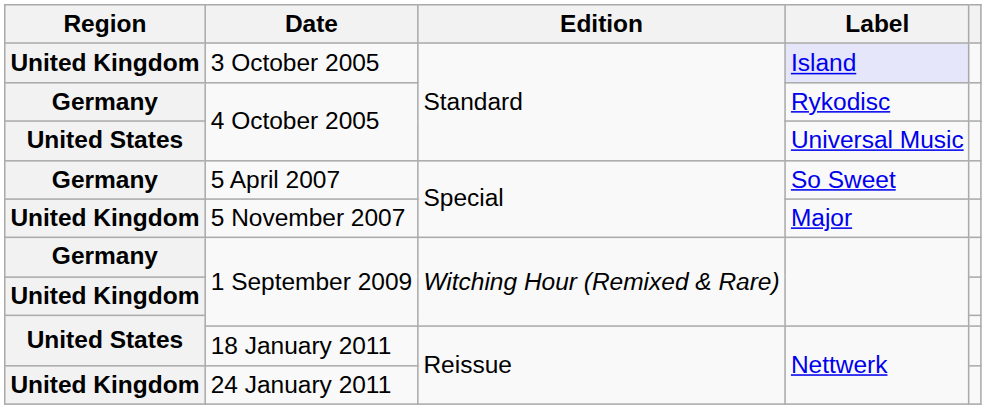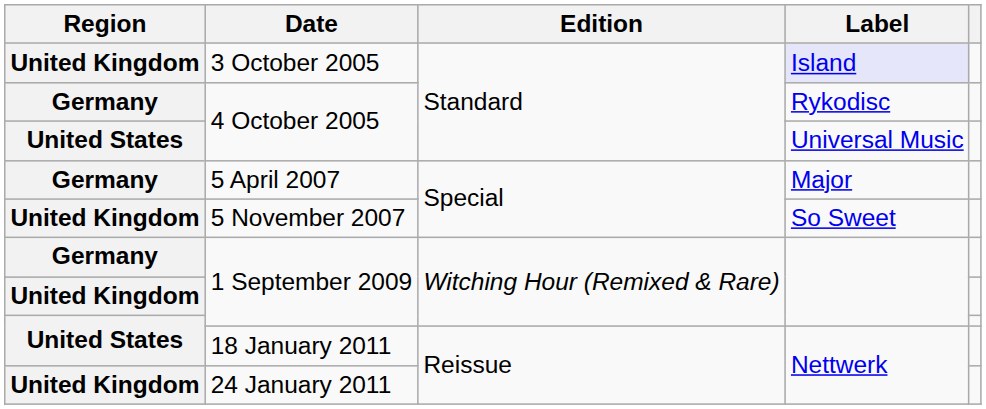(843, 179) So Sweet -> (822, 179) Major
(822, 218) Major -> (843, 218) So Sweet
